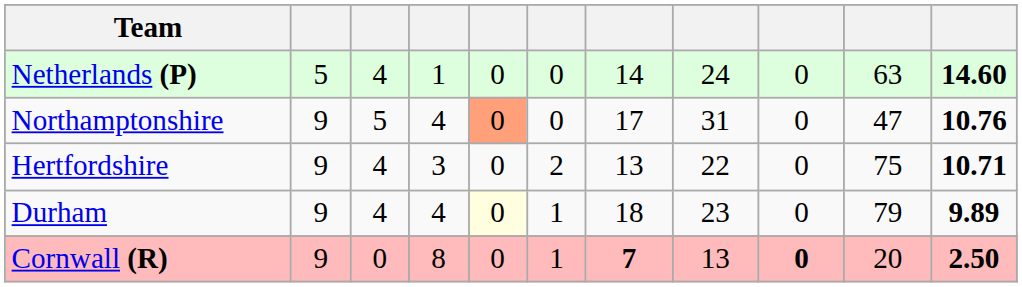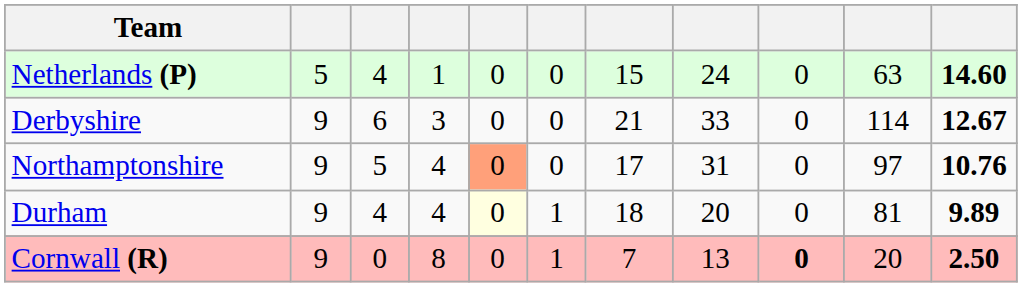(629, 73) 14 -> (629, 73) 15
+ row: (76, 119)
(888, 119) 47 -> (888, 166) 97
- row: (90, 166)
(715, 212) 23 -> (715, 212) 20
(888, 212) 79 -> (888, 212) 81
(629, 258) bold -> (629, 258) normal
